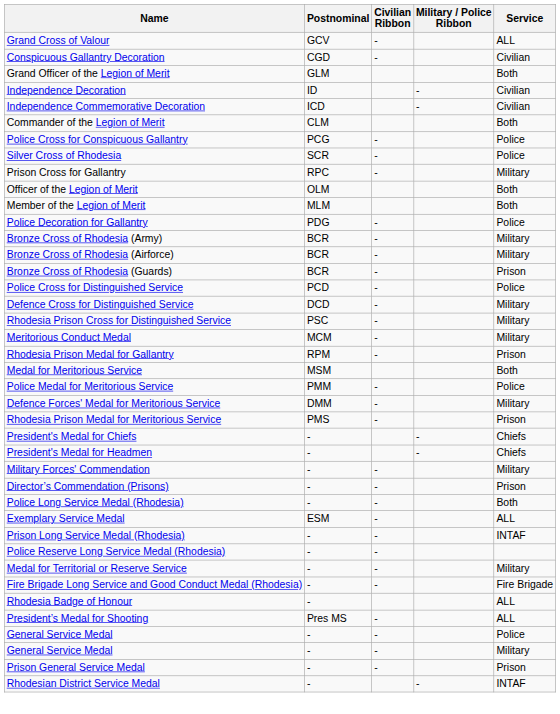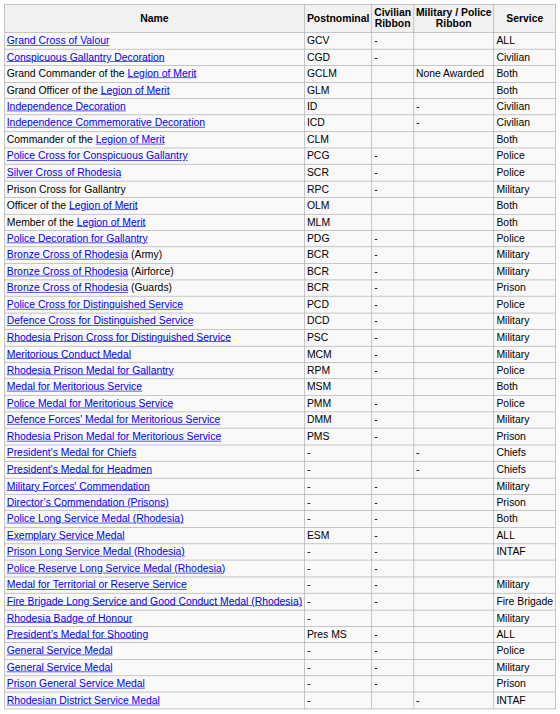+ row: (102, 73)
(511, 354) Prison -> (511, 370) Police
(506, 601) ALL -> (513, 618) Military
